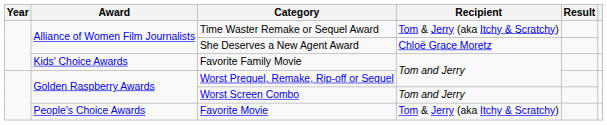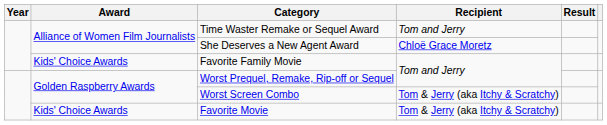(479, 29) Tom & Jerry (aka Itchy & Scratchy) -> (432, 29) Tom and Jerry
(432, 95) Tom and Jerry -> (479, 95) Tom & Jerry (aka Itchy & Scratchy)
(89, 111) People's Choice Awards -> (81, 111) Kids' Choice Awards
